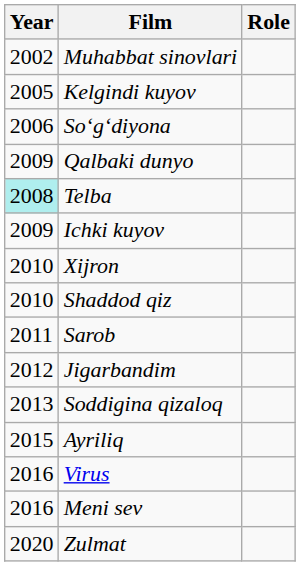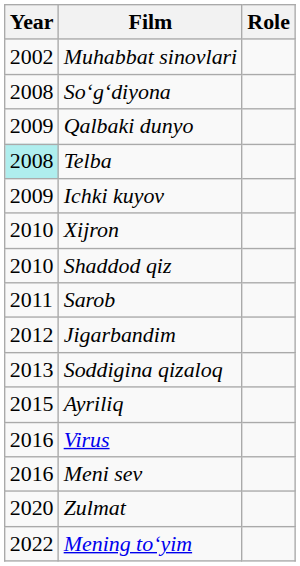- row: (130, 91)
(32, 126) 2006 -> (32, 91) 2008
+ row: (128, 543)
